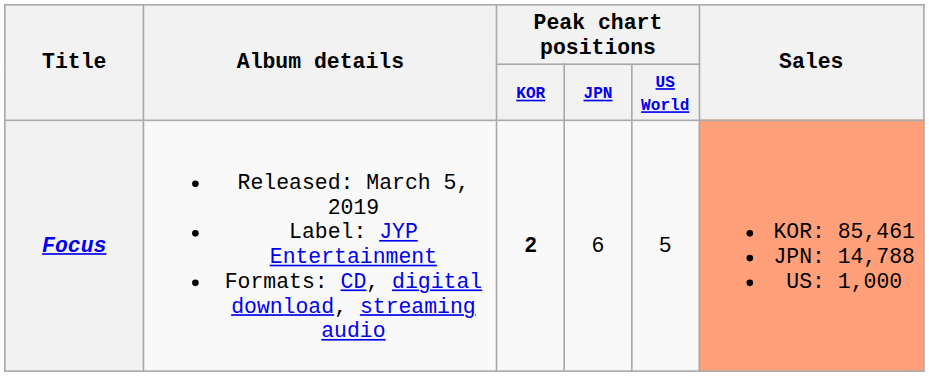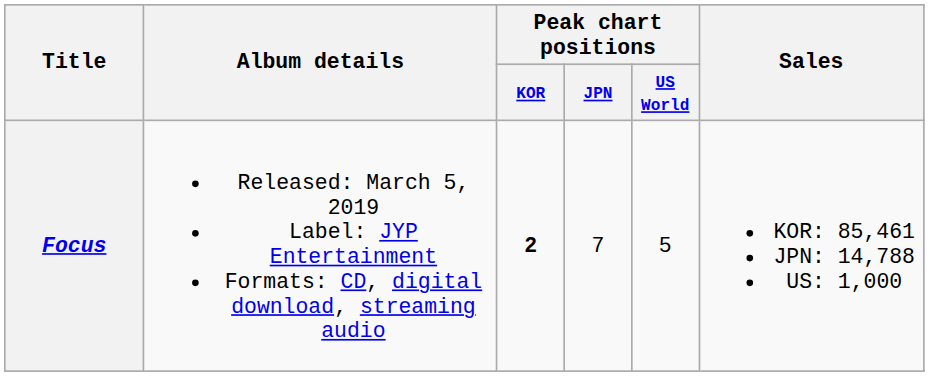(598, 246) 6 -> (598, 246) 7
(811, 258) lightsalmon background -> (811, 258) no background
